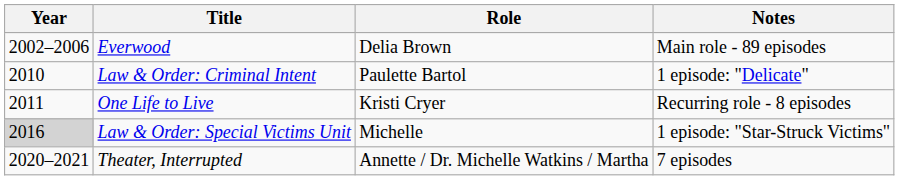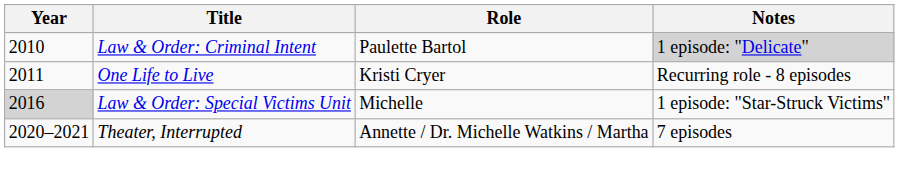- row: (134, 47)
(733, 75) no background -> (733, 47) lightgrey background
